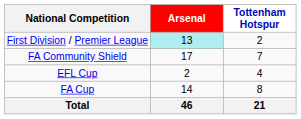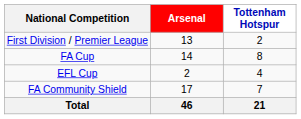(187, 41) paleturquoise background -> (187, 41) no background
rows swapped: (77, 90) <-> (77, 57)
